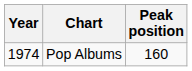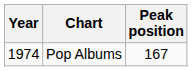(156, 54) 160 -> (156, 54) 167
